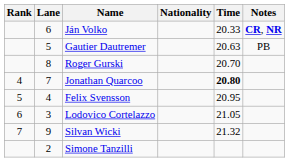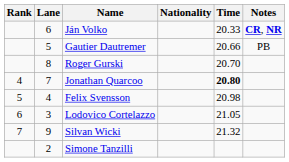(228, 47) 20.63 -> (228, 47) 20.66
(228, 98) 20.95 -> (228, 98) 20.98
